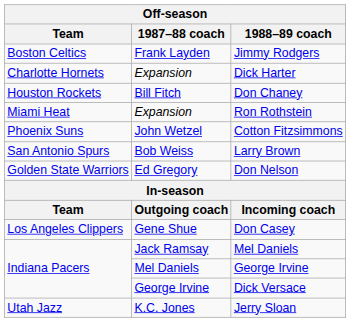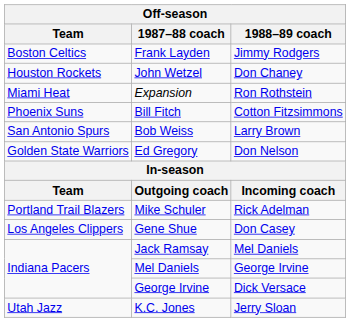- row: (265, 73)
(158, 92) Bill Fitch -> (168, 73) John Wetzel
(168, 131) John Wetzel -> (158, 112) Bill Fitch
+ row: (272, 209)
